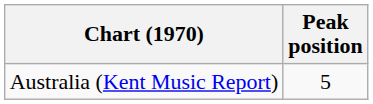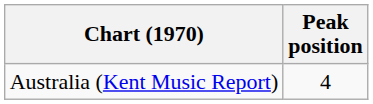(325, 81) 5 -> (325, 81) 4
